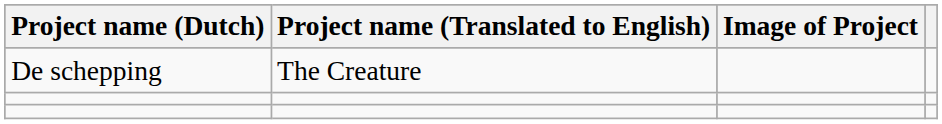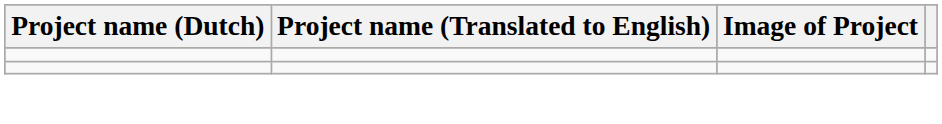- row: (86, 69)
